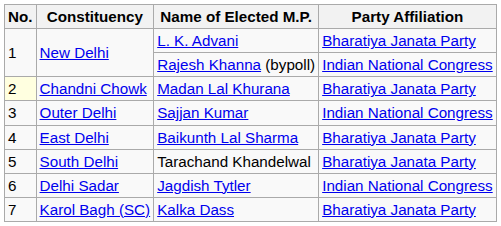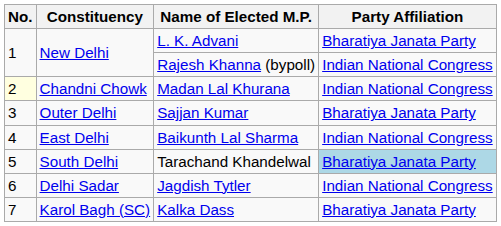(399, 89) Bharatiya Janata Party -> (407, 89) Indian National Congress
(407, 113) Indian National Congress -> (399, 113) Bharatiya Janata Party
(399, 137) Bharatiya Janata Party -> (407, 137) Indian National Congress
(399, 161) no background -> (399, 161) lightblue background
